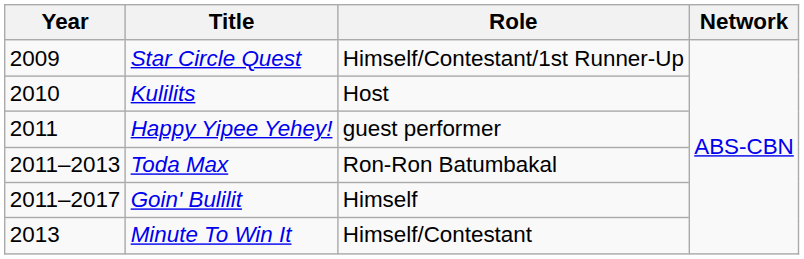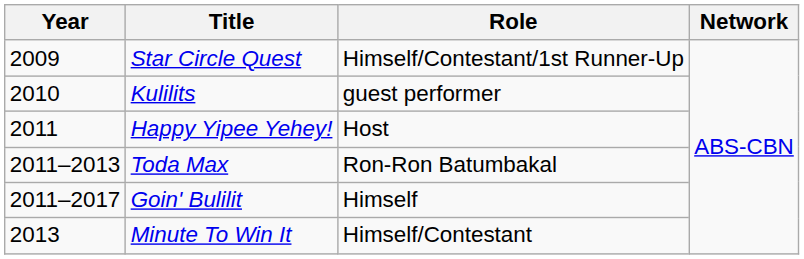(366, 93) Host -> (422, 93) guest performer
(422, 128) guest performer -> (366, 128) Host
